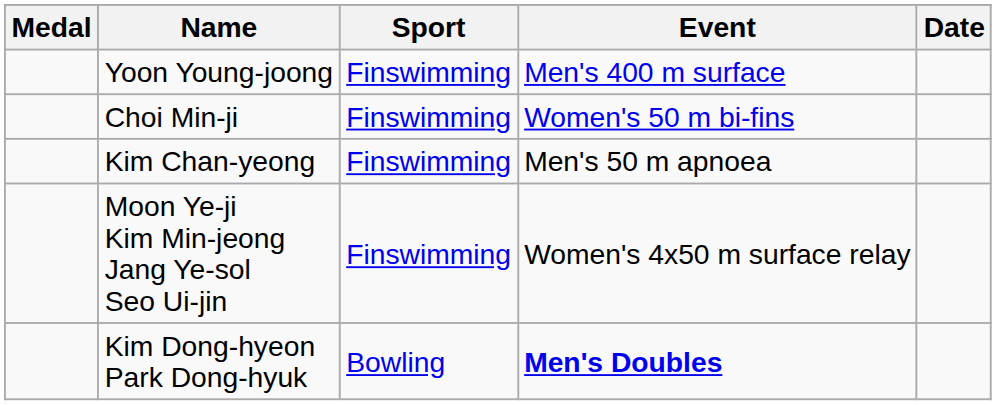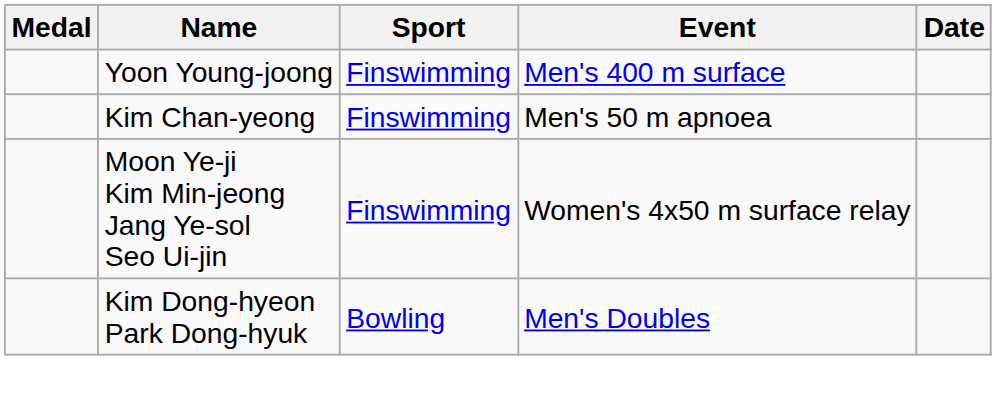- row: (171, 117)
(623, 362) bold -> (617, 317) normal
